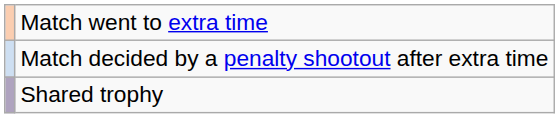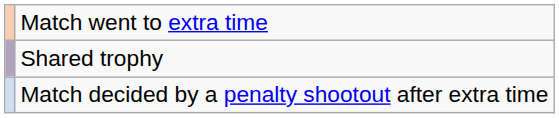rows swapped: (284, 58) <-> (92, 94)
